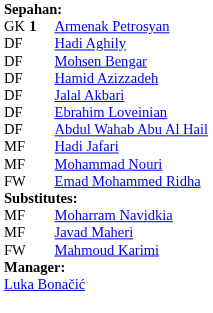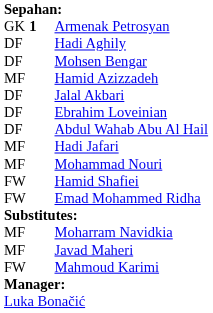(13, 78) DF -> (15, 78) MF
+ row: (97, 181)
